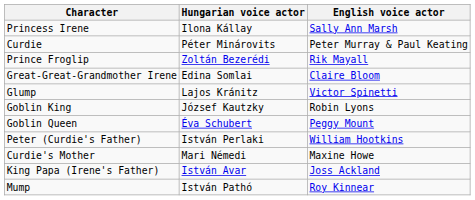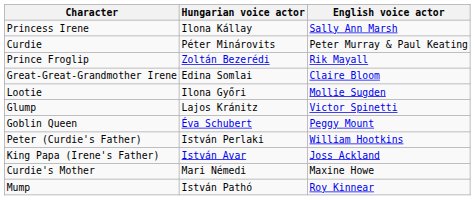+ row: (24, 92)
- row: (39, 108)
rows swapped: (51, 155) <-> (83, 171)
